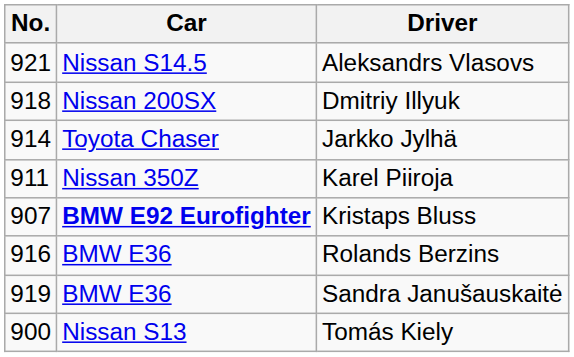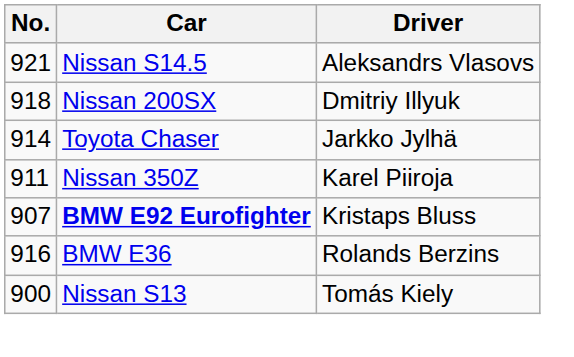- row: (442, 293)
